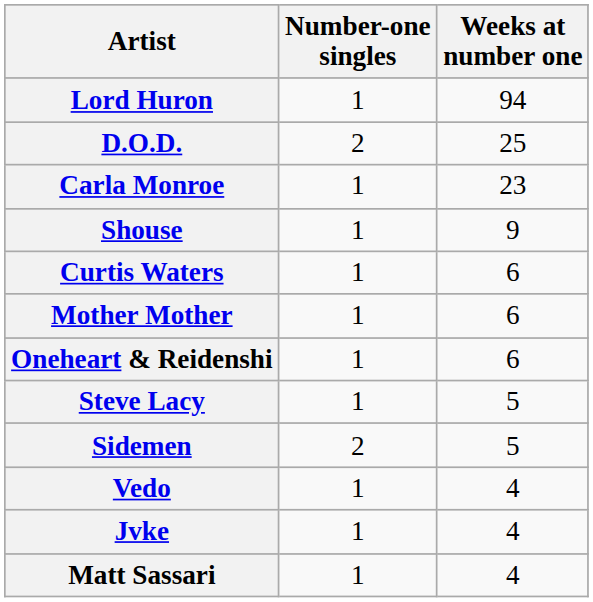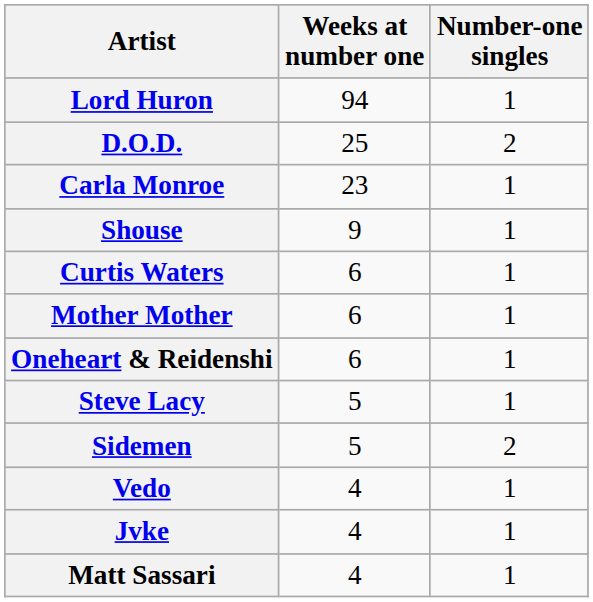columns swapped: (358, 41) <-> (513, 41)
